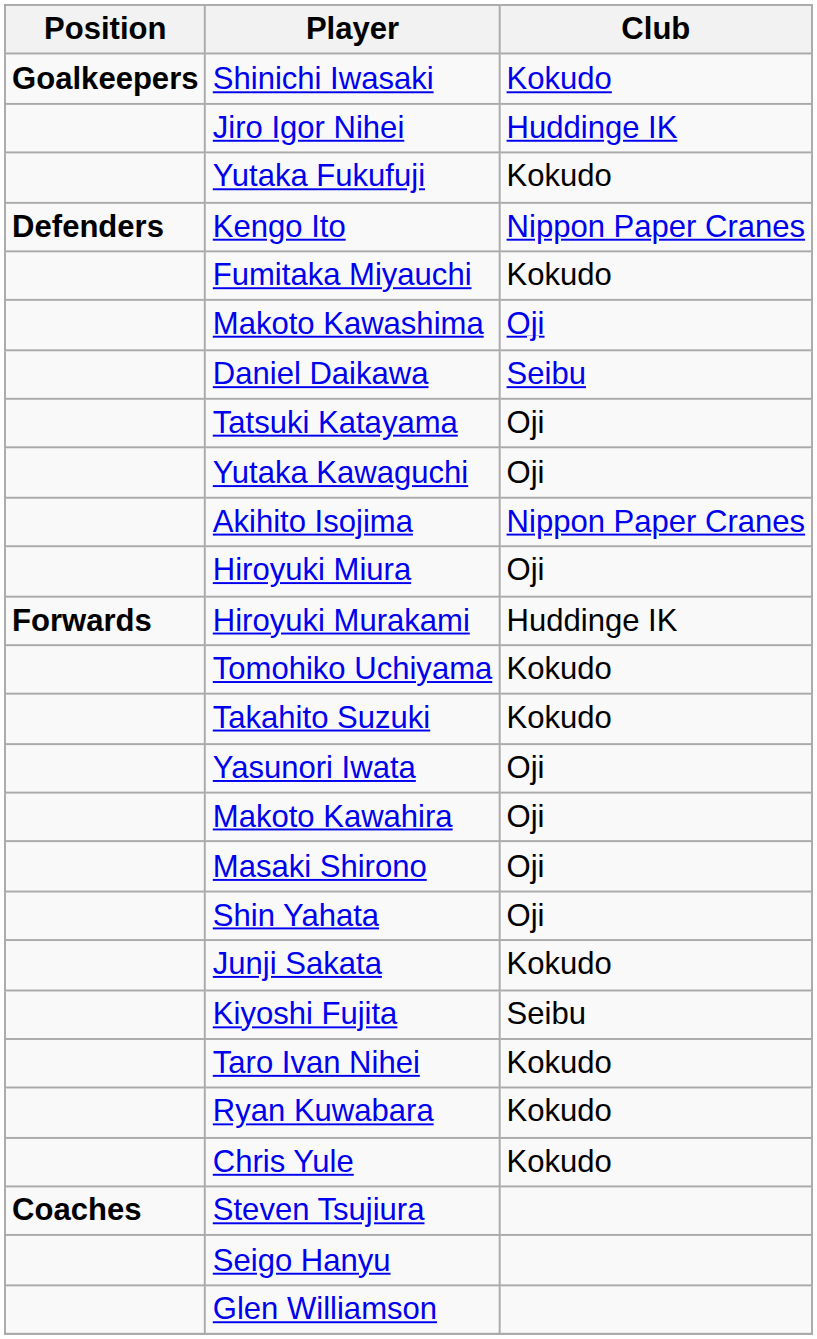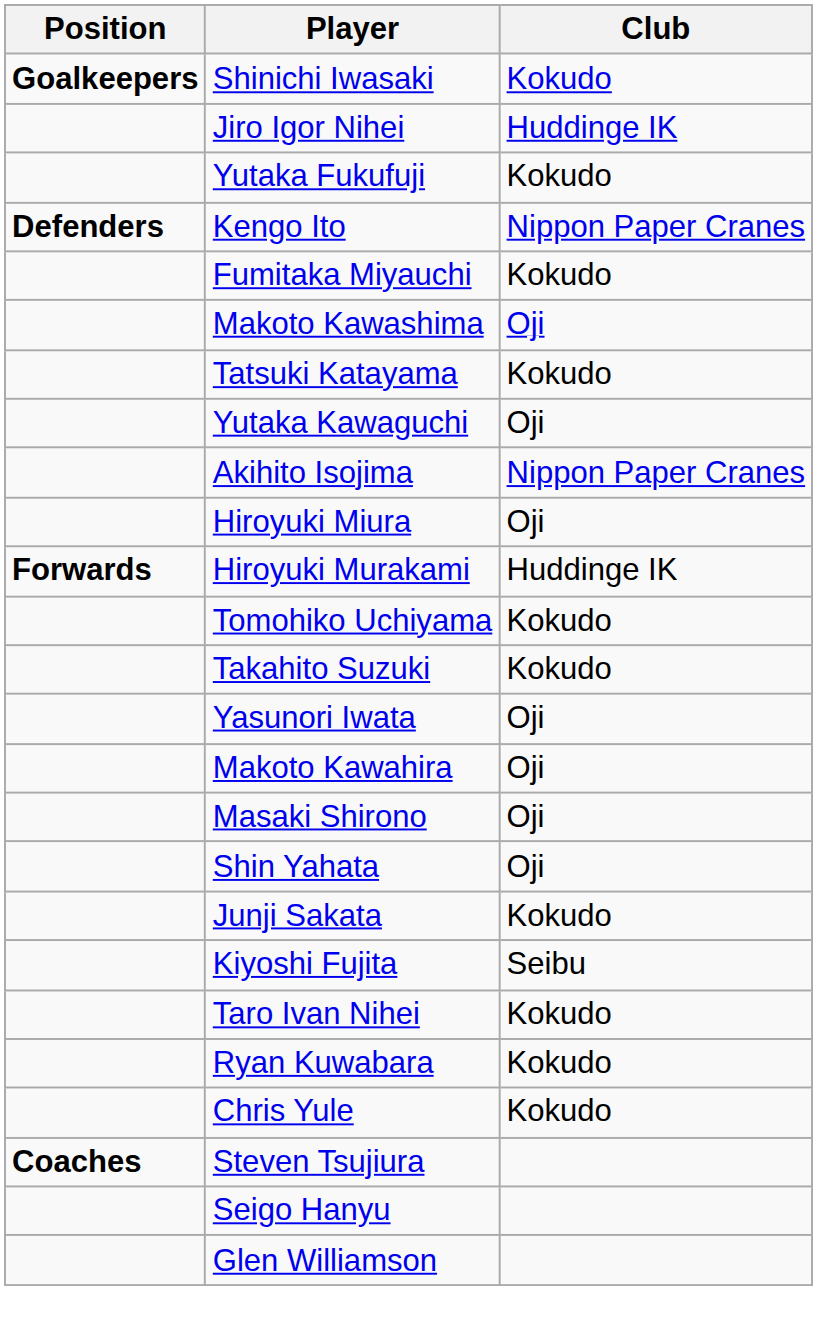- row: (321, 373)
(526, 422) Oji -> (559, 373) Kokudo
